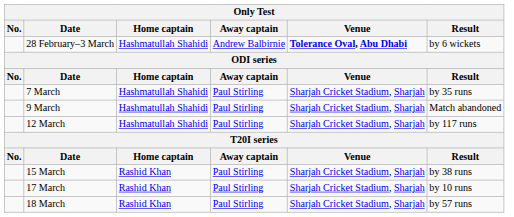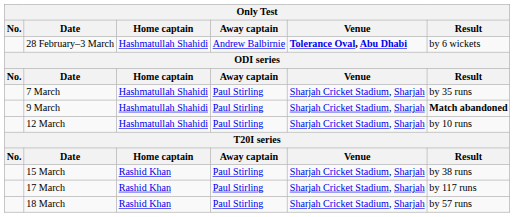(465, 108) normal -> (468, 108) bold
(453, 124) by 117 runs -> (451, 124) by 10 runs
(451, 188) by 10 runs -> (453, 188) by 117 runs
